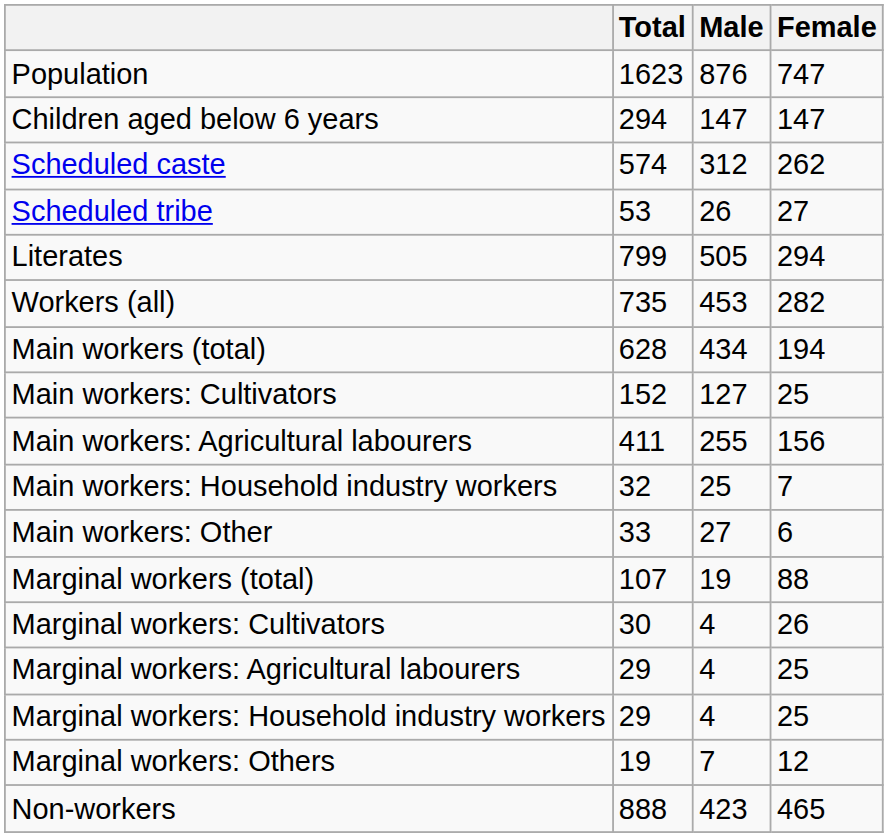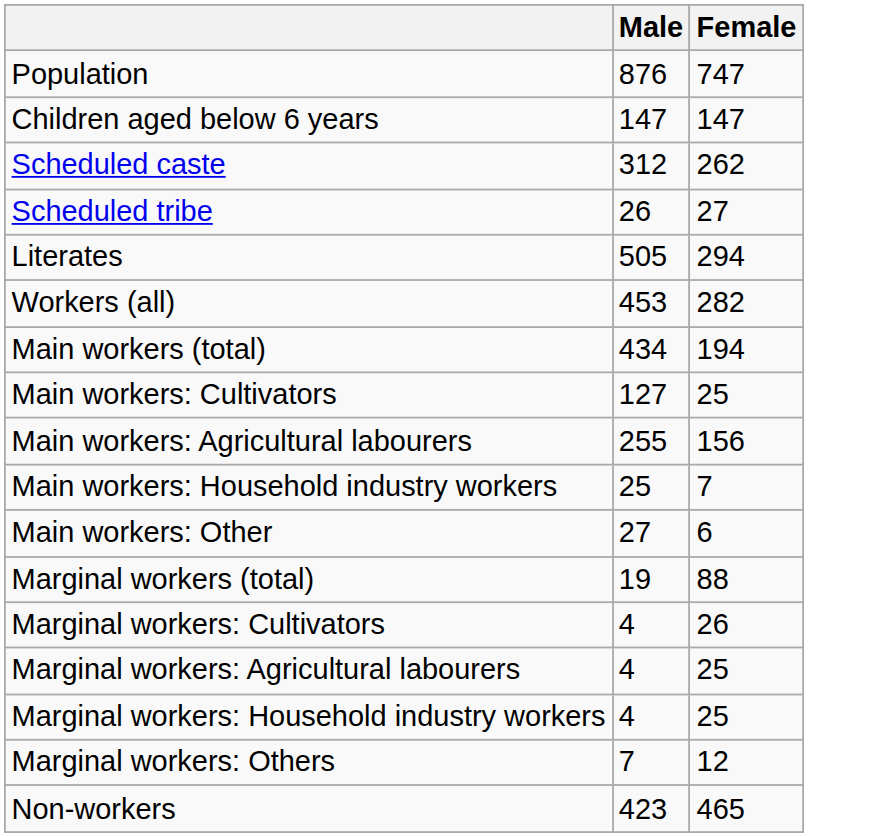- column: (652, 27)
